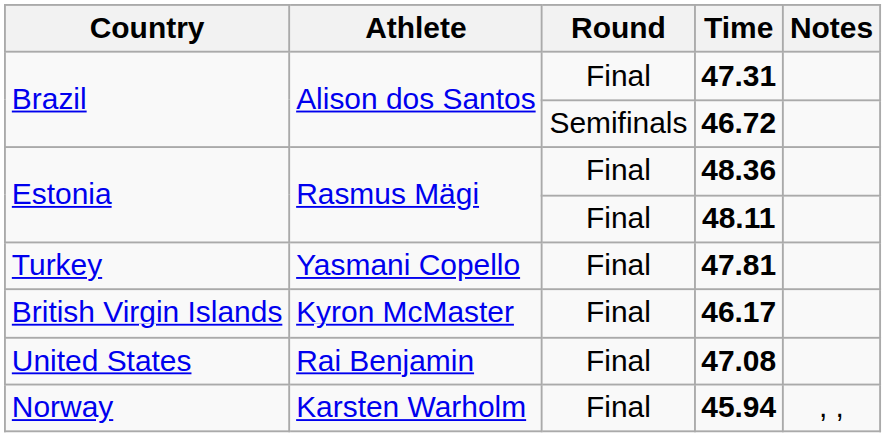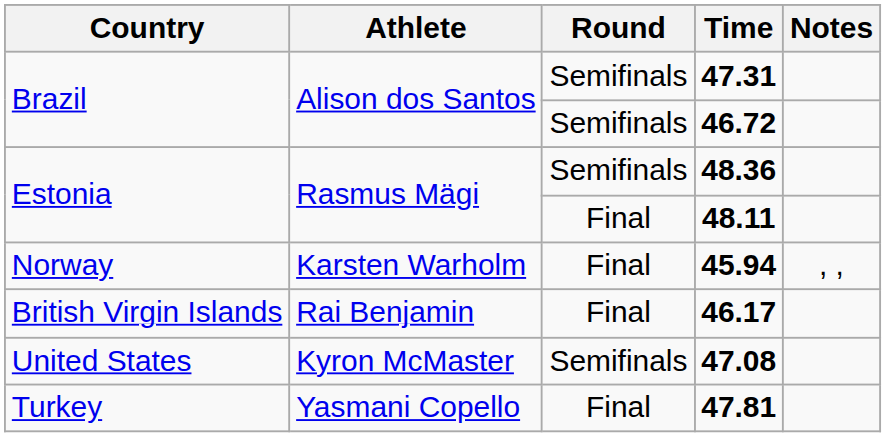(618, 75) Final -> (618, 75) Semifinals
(618, 170) Final -> (618, 170) Semifinals
rows swapped: (739, 407) <-> (739, 265)
(405, 312) Kyron McMaster -> (385, 312) Rai Benjamin
(385, 360) Rai Benjamin -> (405, 360) Kyron McMaster
(618, 360) Final -> (618, 360) Semifinals
